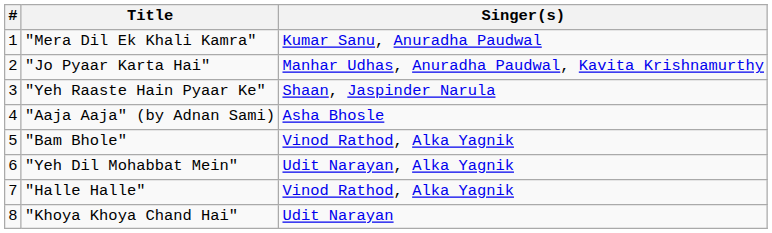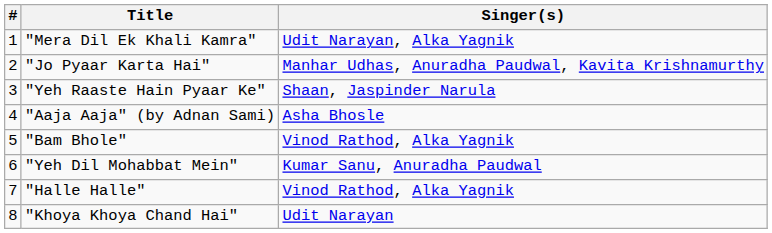(412, 42) Kumar Sanu, Anuradha Paudwal -> (398, 42) Udit Narayan, Alka Yagnik
(398, 167) Udit Narayan, Alka Yagnik -> (412, 167) Kumar Sanu, Anuradha Paudwal
